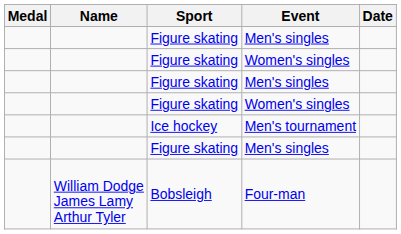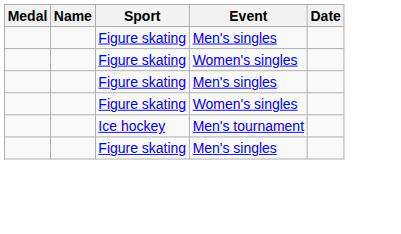- row: (181, 194)
